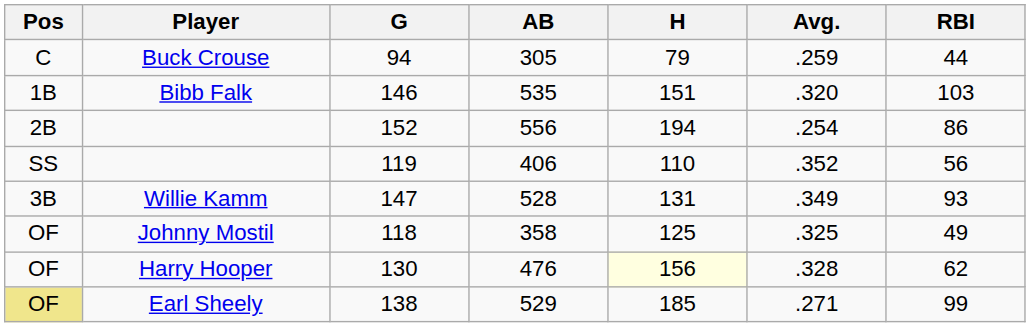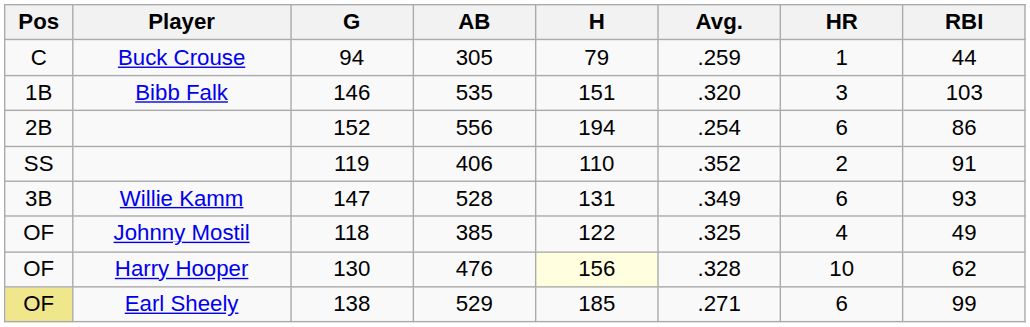+ column: (842, 22)
(956, 163) 56 -> (964, 163) 91
(538, 233) 358 -> (474, 233) 385
(677, 233) 125 -> (597, 233) 122
